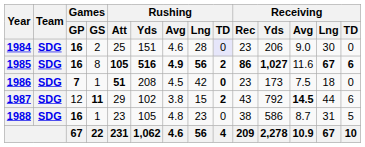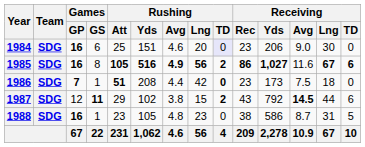(97, 47) 2 -> (97, 47) 6
(201, 47) 28 -> (201, 47) 20
(176, 82) 4.5 -> (176, 82) 4.4
